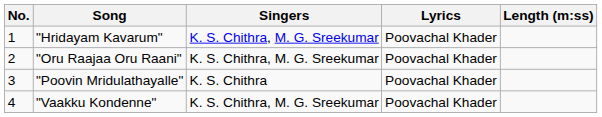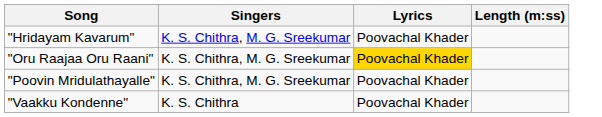- column: (19, 15)
(441, 59) no background -> (413, 59) gold background
(228, 80) K. S. Chithra -> (256, 80) K. S. Chithra, M. G. Sreekumar
(284, 102) K. S. Chithra, M. G. Sreekumar -> (200, 102) K. S. Chithra
